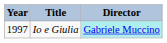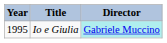(17, 29) 1997 -> (17, 29) 1995
